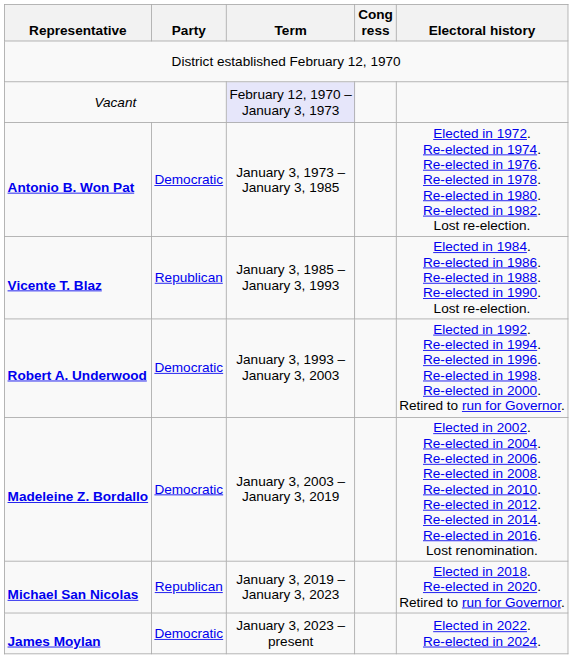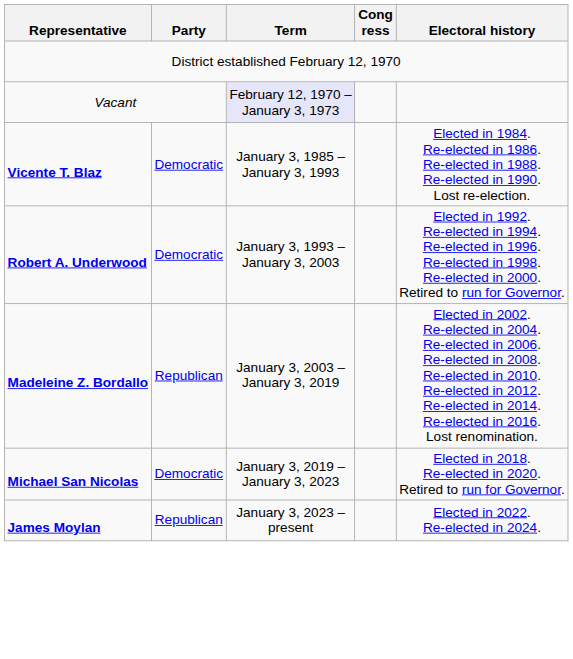- row: (71, 187)
(189, 277) Republican -> (189, 164) Democratic
(189, 489) Democratic -> (189, 375) Republican
(189, 587) Republican -> (189, 473) Democratic
(189, 633) Democratic -> (189, 520) Republican
